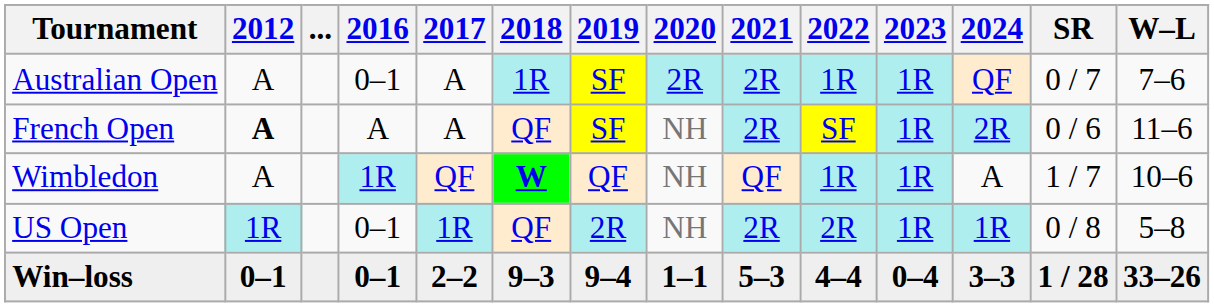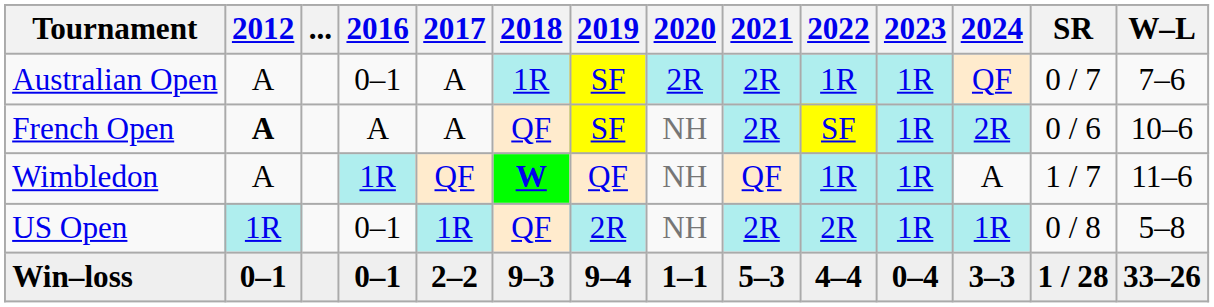(1162, 128) 11–6 -> (1162, 128) 10–6
(1162, 177) 10–6 -> (1162, 177) 11–6
